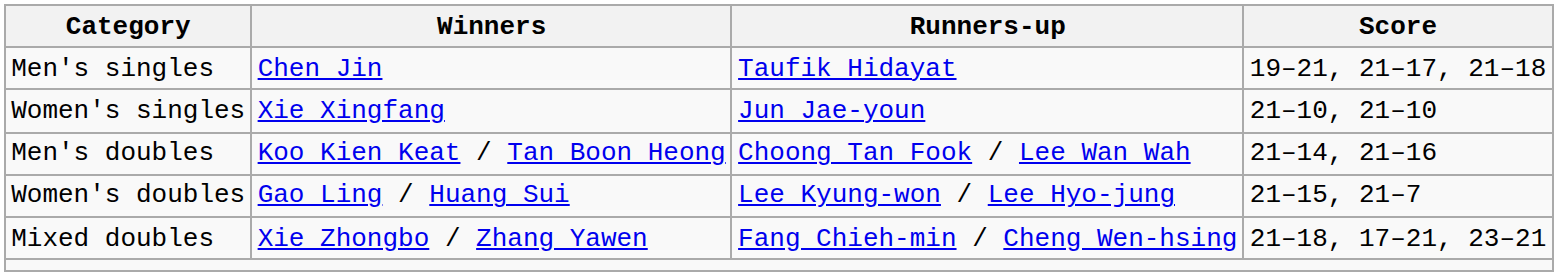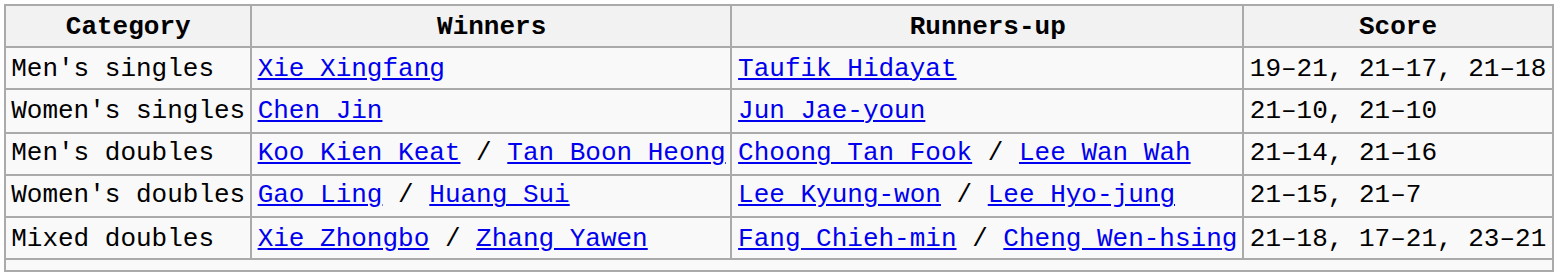(320, 69) Chen Jin -> (351, 69) Xie Xingfang
(351, 111) Xie Xingfang -> (320, 111) Chen Jin
